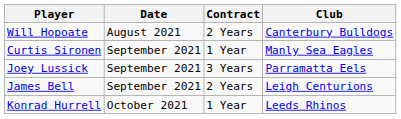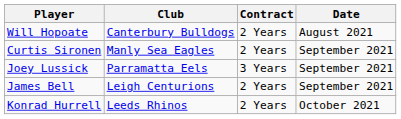columns swapped: (329, 14) <-> (154, 14)
(226, 50) 1 Year -> (263, 50) 2 Years
(226, 105) 1 Year -> (263, 105) 2 Years
